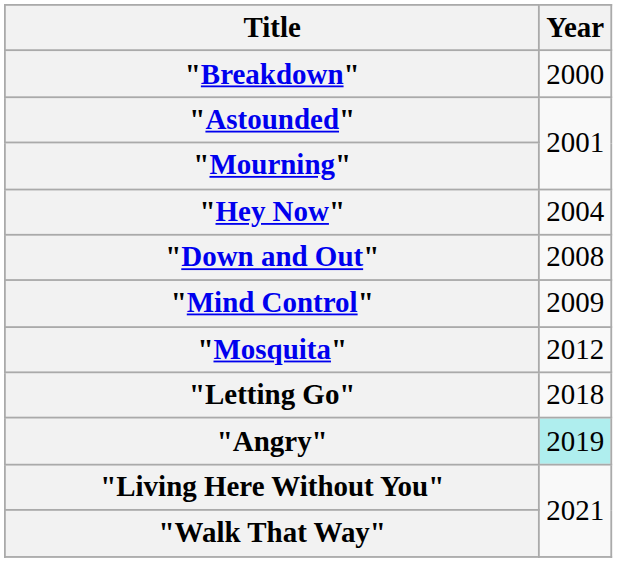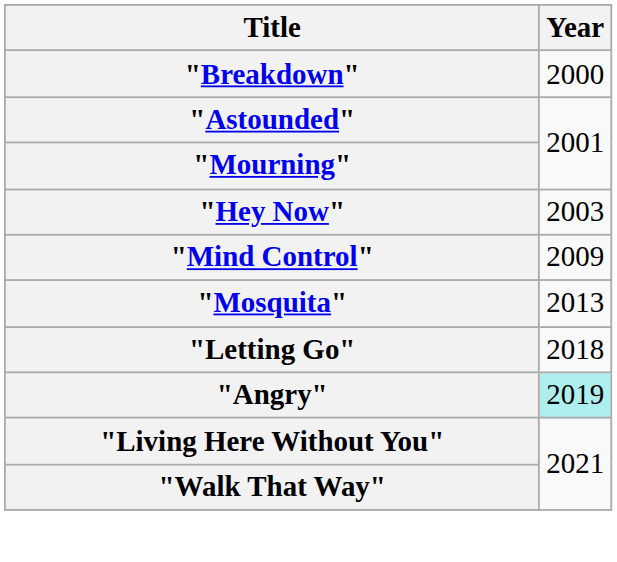(575, 211) 2004 -> (575, 211) 2003
- row: (272, 257)
(575, 348) 2012 -> (575, 303) 2013
